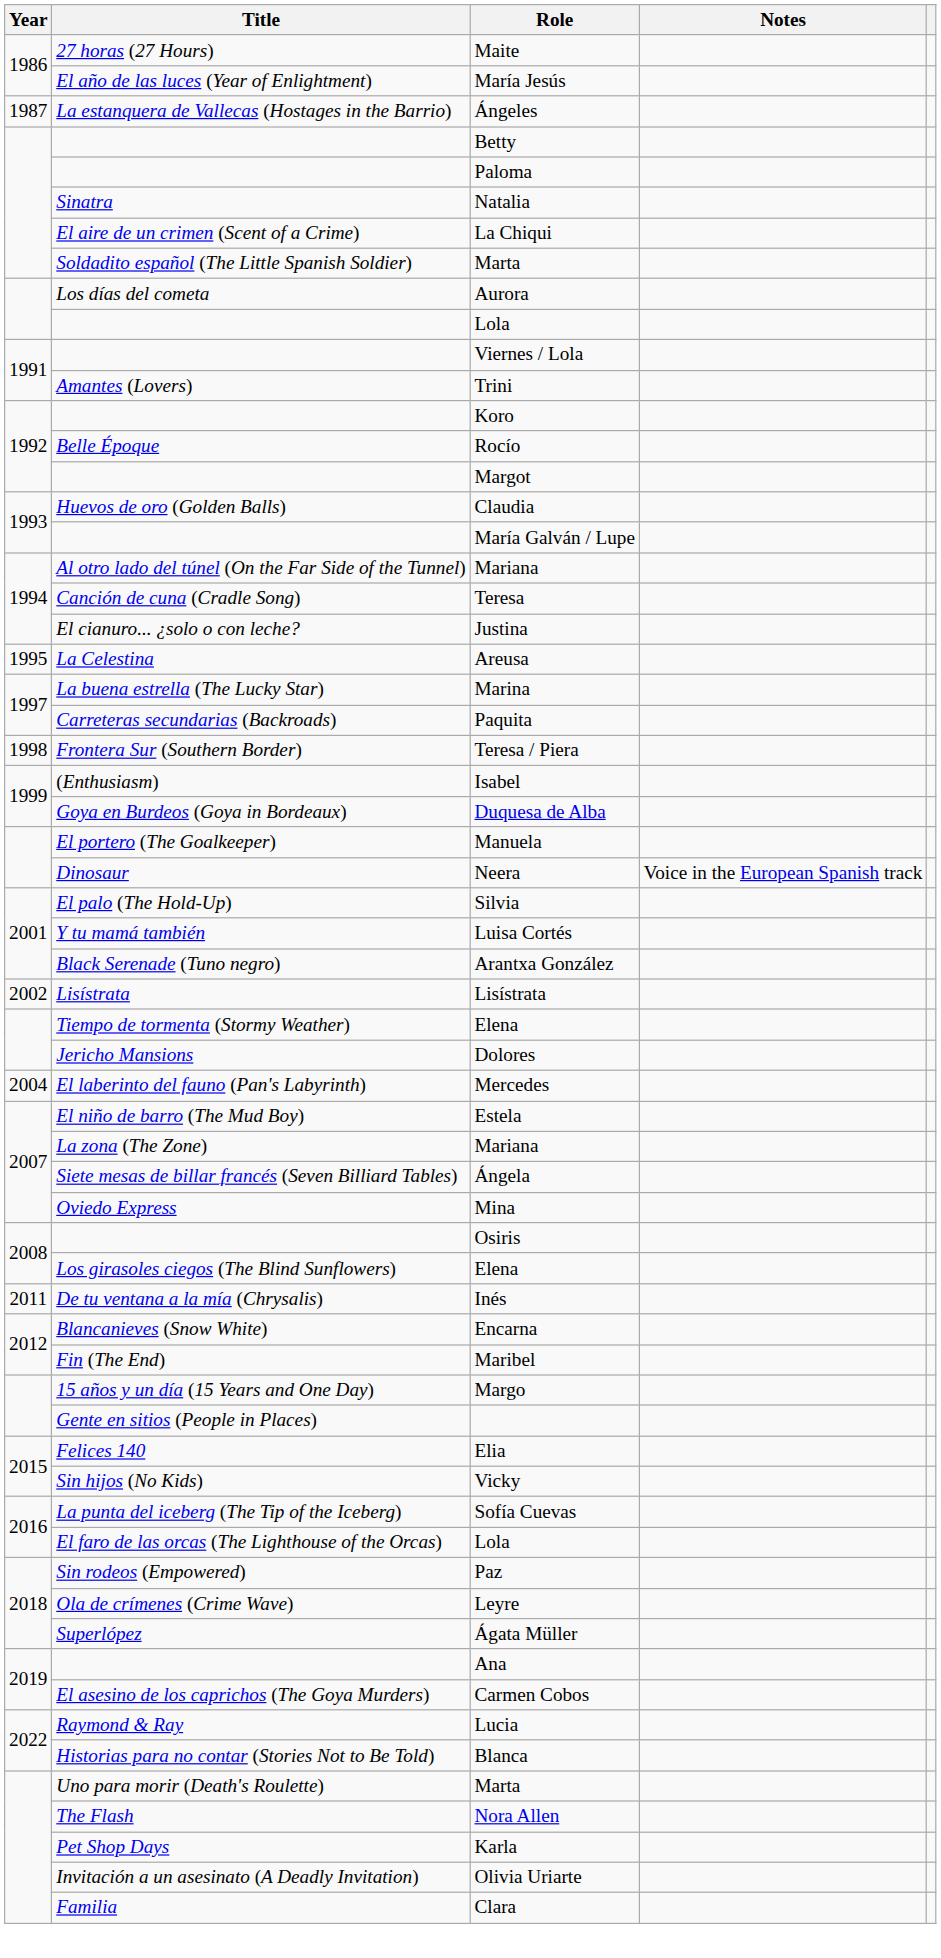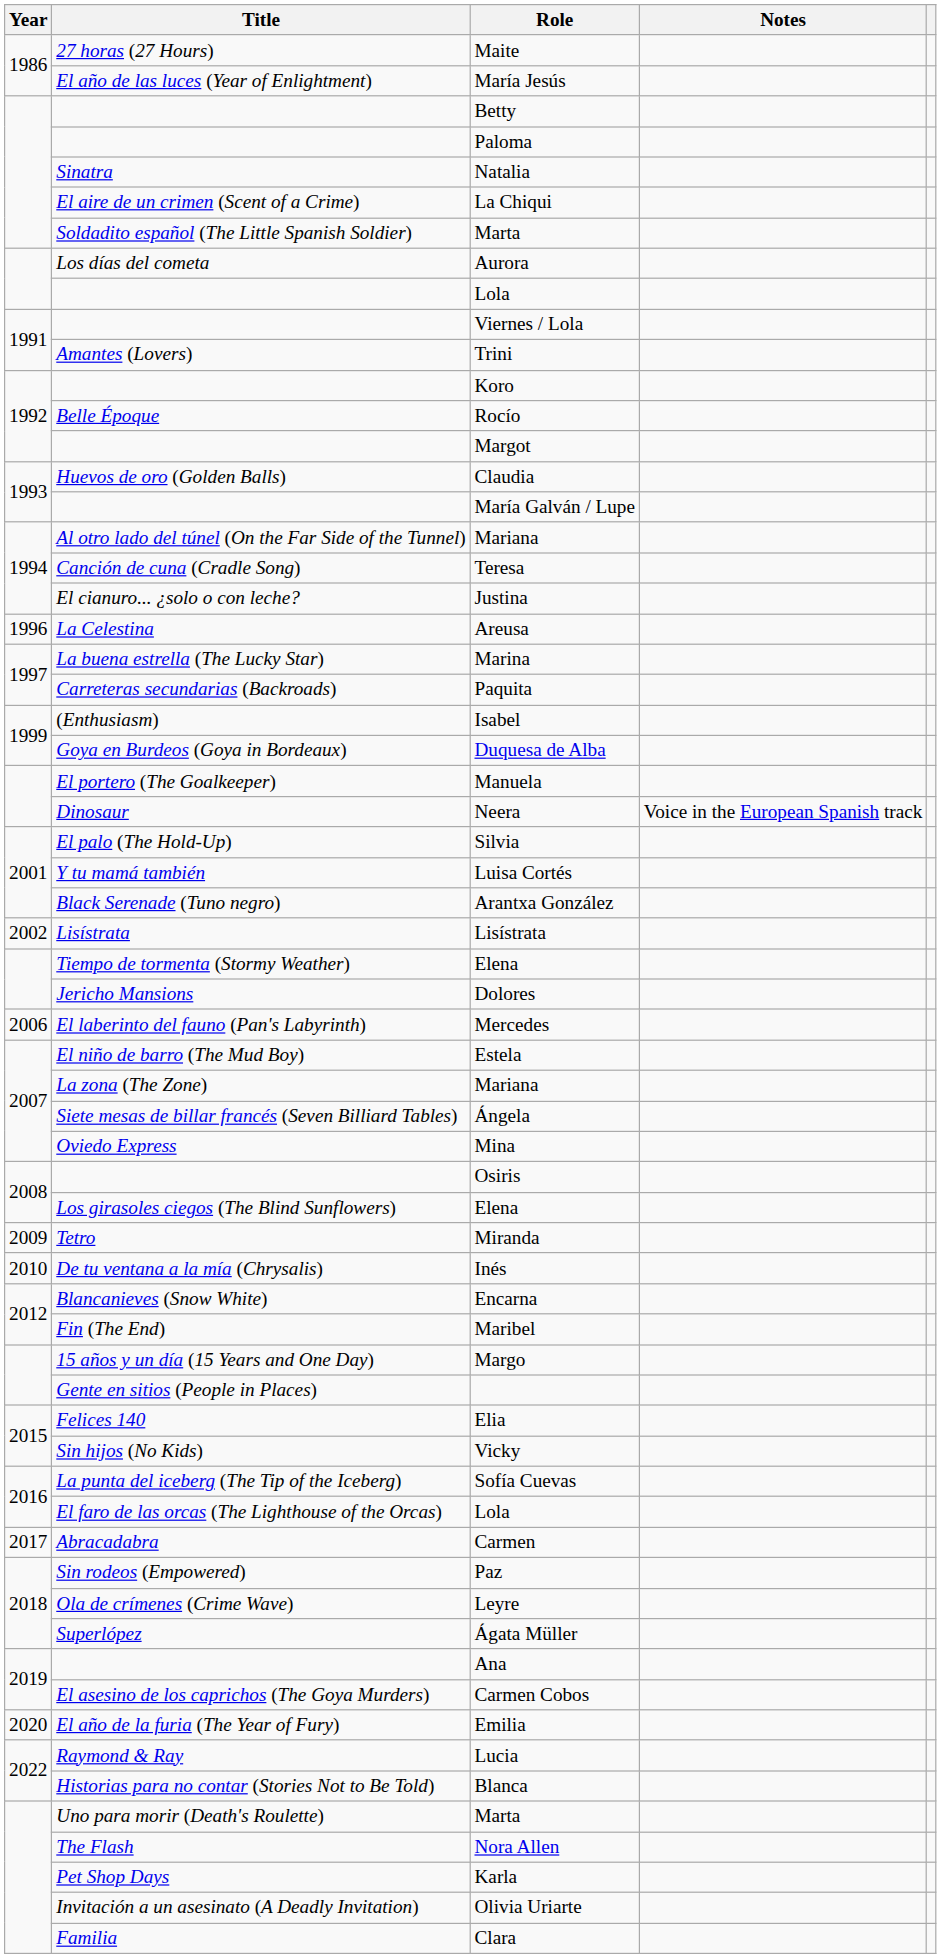- row: (254, 111)
(28, 659) 1995 -> (28, 628) 1996
- row: (179, 750)
(28, 1085) 2004 -> (28, 1024) 2006
+ row: (76, 1237)
(28, 1298) 2011 -> (28, 1268) 2010
+ row: (107, 1542)
+ row: (198, 1724)
